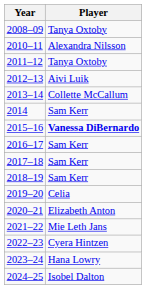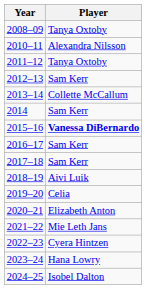(68, 78) Aivi Luik -> (68, 78) Sam Kerr
(68, 177) Sam Kerr -> (68, 177) Aivi Luik
